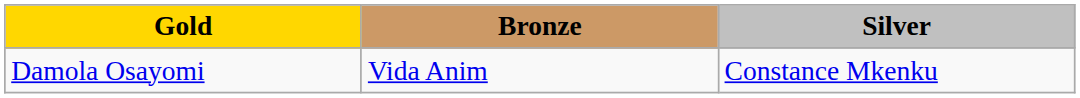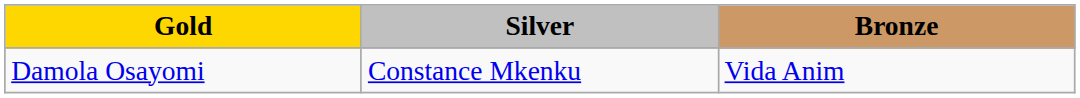columns swapped: (897, 26) <-> (540, 26)
